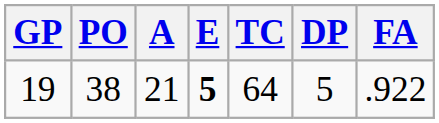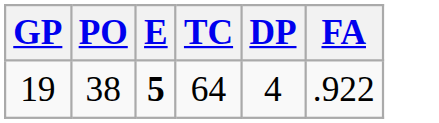- column: (162, 32)
(325, 88) 5 -> (273, 88) 4
